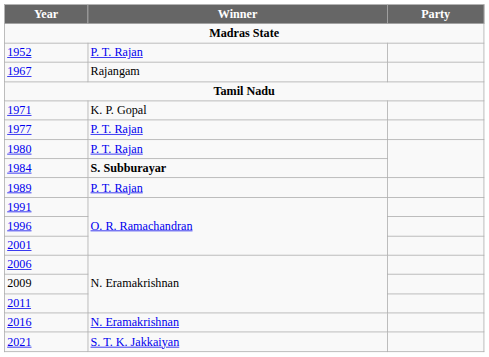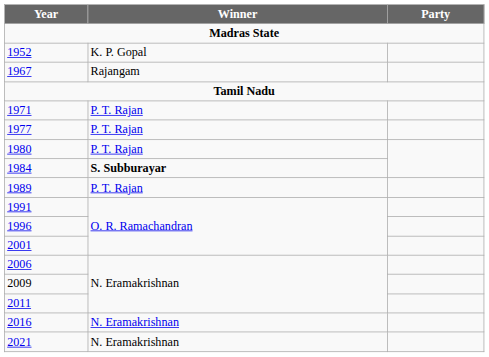(117, 52) P. T. Rajan -> (119, 52) K. P. Gopal
(119, 110) K. P. Gopal -> (117, 110) P. T. Rajan
(135, 341) S. T. K. Jakkaiyan -> (135, 341) N. Eramakrishnan
